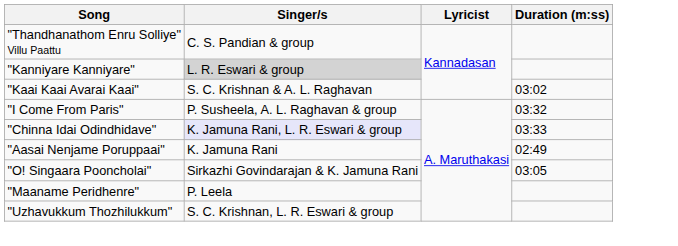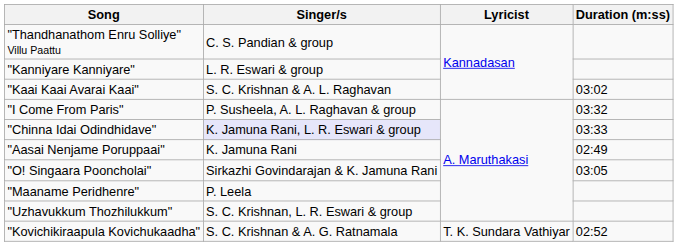(245, 69) lightgrey background -> (265, 69) no background
+ row: (104, 231)
